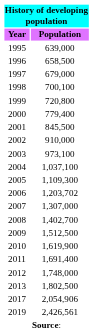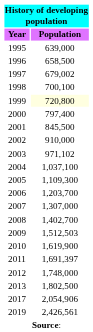(60, 74) 679,000 -> (60, 74) 679,002
(60, 101) no background -> (60, 101) lightyellow background
(60, 114) 779,400 -> (60, 114) 797,400
(60, 153) 973,100 -> (60, 153) 971,102
(60, 193) 1,203,702 -> (60, 193) 1,203,700
(60, 233) 1,512,500 -> (60, 233) 1,512,503
(60, 259) 1,691,400 -> (60, 259) 1,691,397
